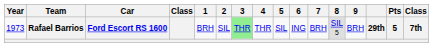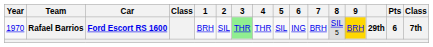(15, 28) 1973 -> (15, 28) 1970
(355, 28) no background -> (355, 28) gold background
(395, 28) 5 -> (395, 28) 6
